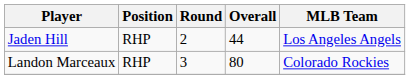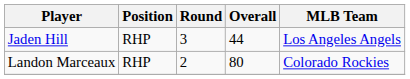(183, 39) 2 -> (183, 39) 3
(183, 62) 3 -> (183, 62) 2
